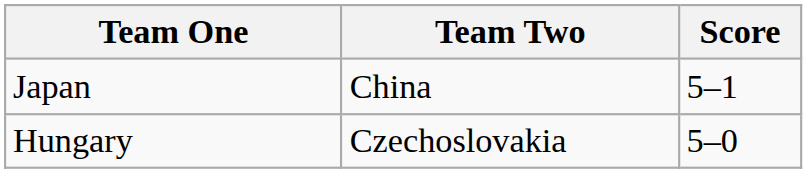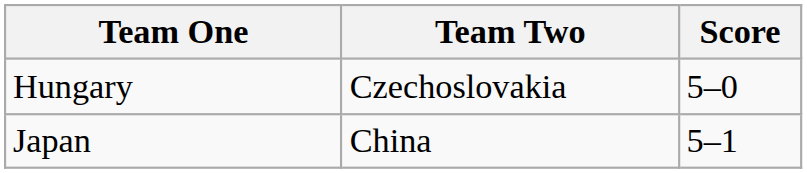rows swapped: (52, 85) <-> (73, 140)
